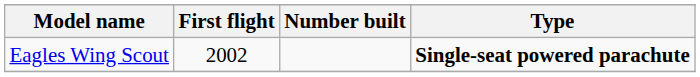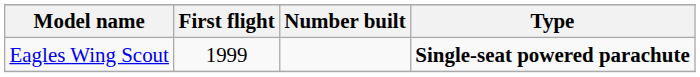(227, 54) 2002 -> (227, 54) 1999
